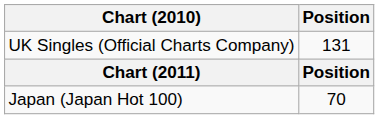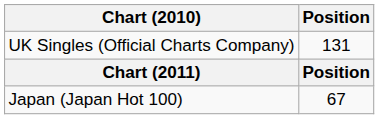(336, 99) 70 -> (336, 99) 67
